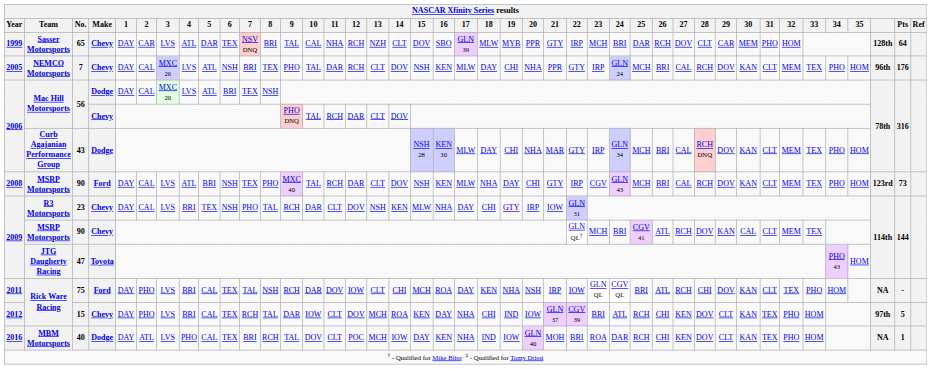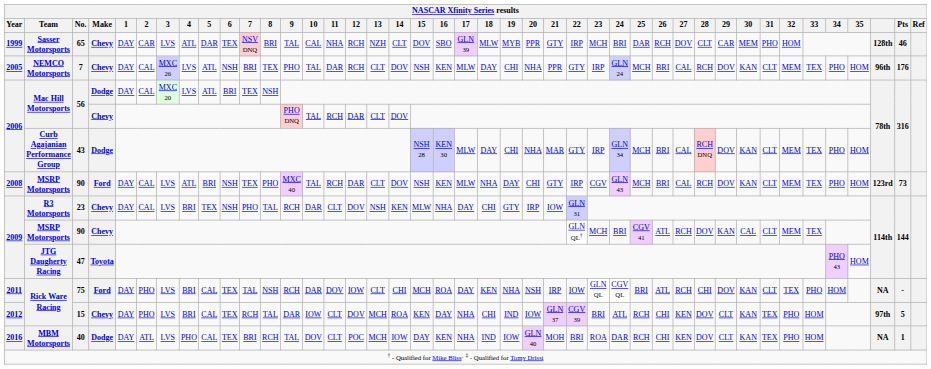(903, 44) 64 -> (903, 44) 46
